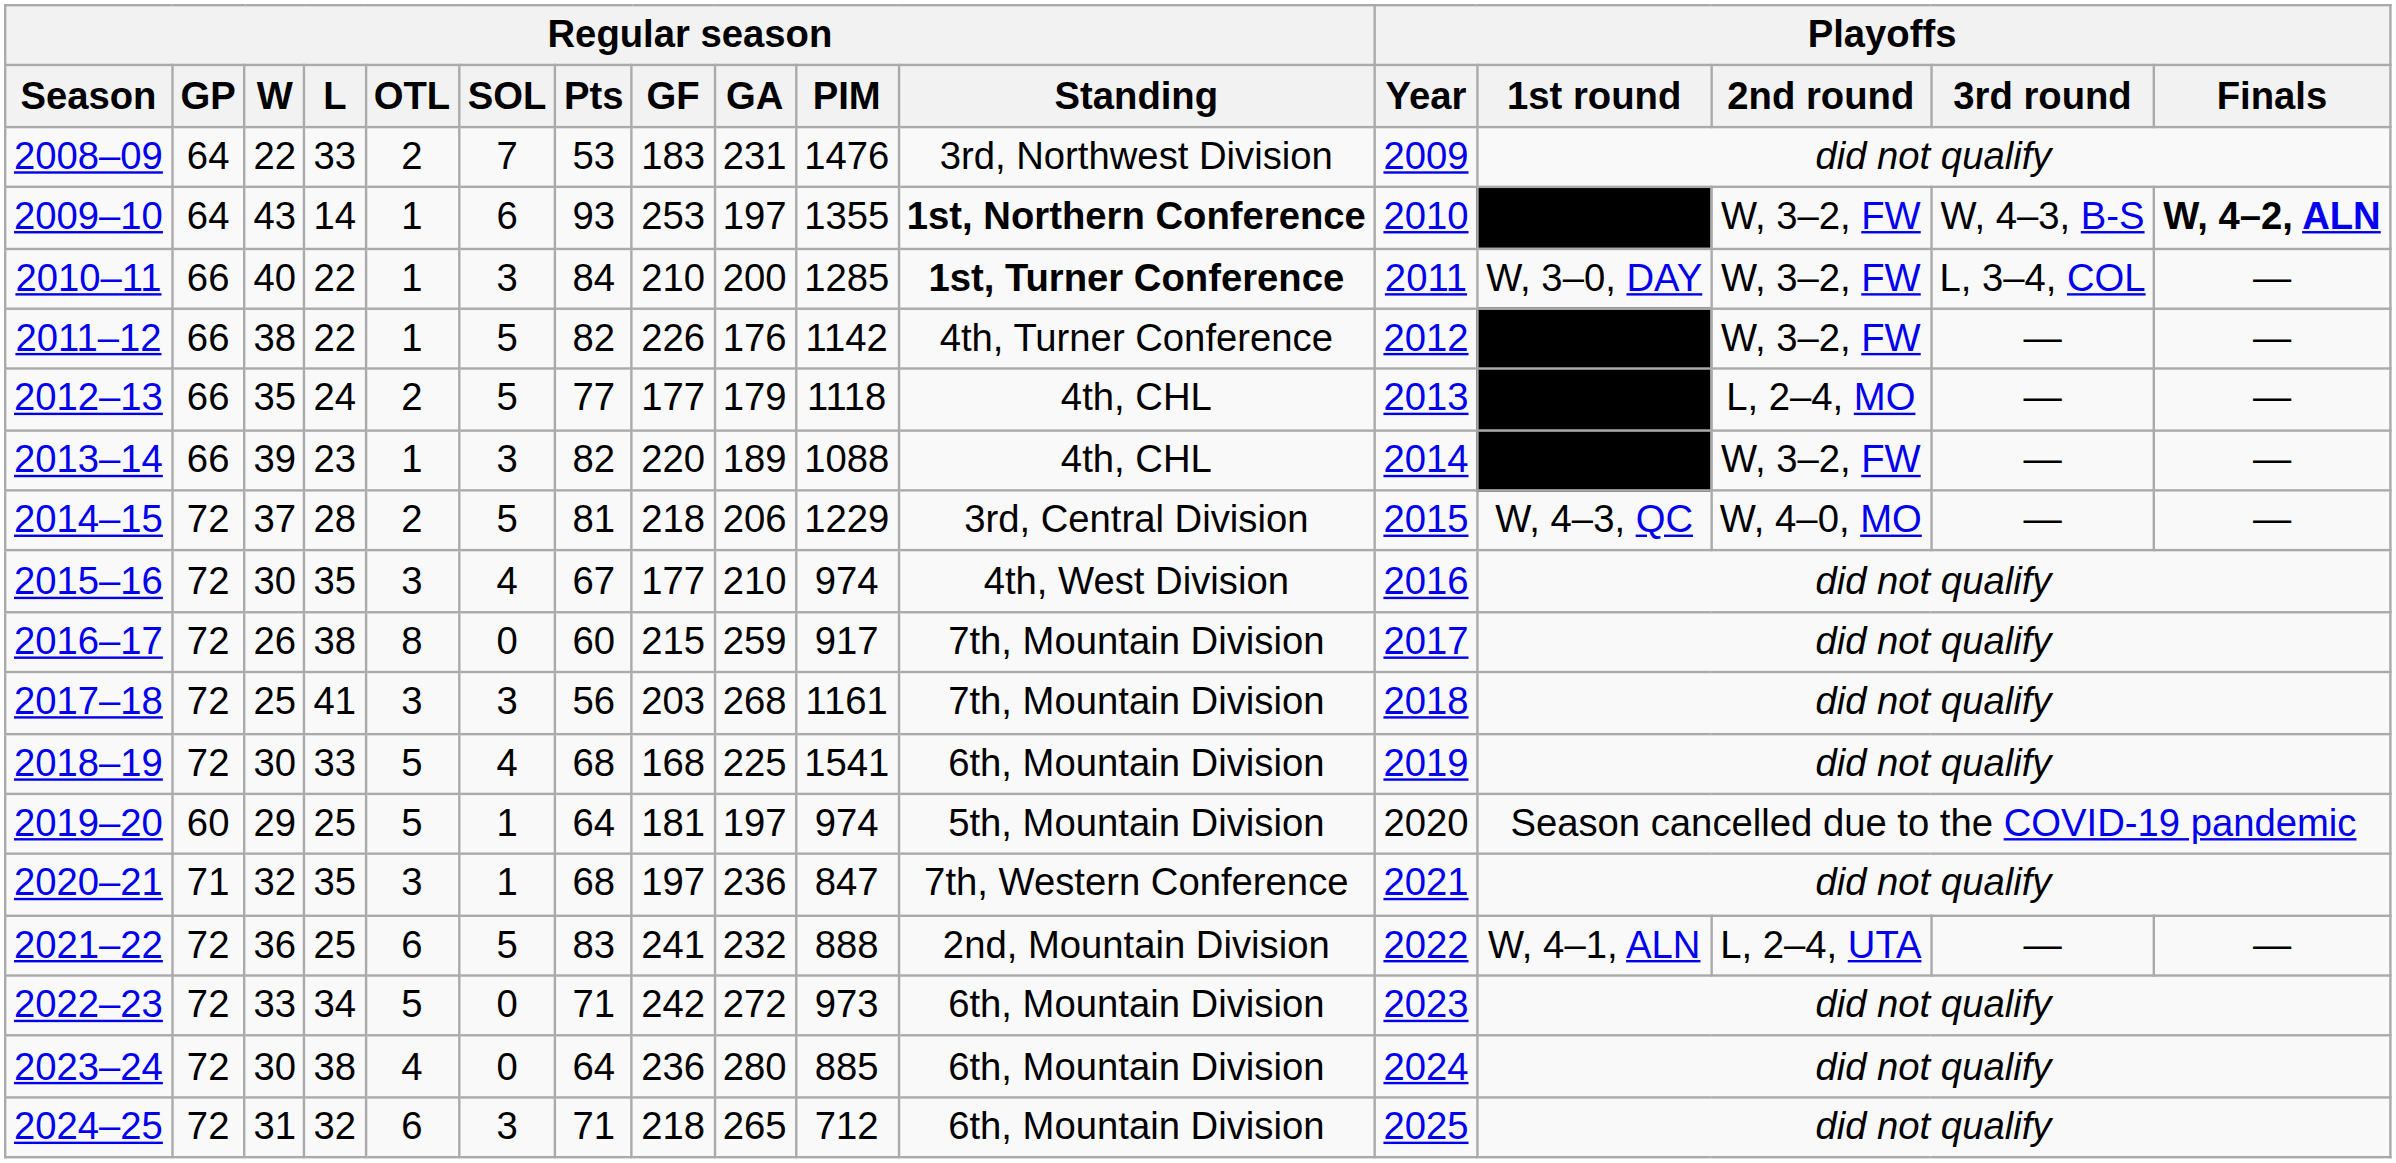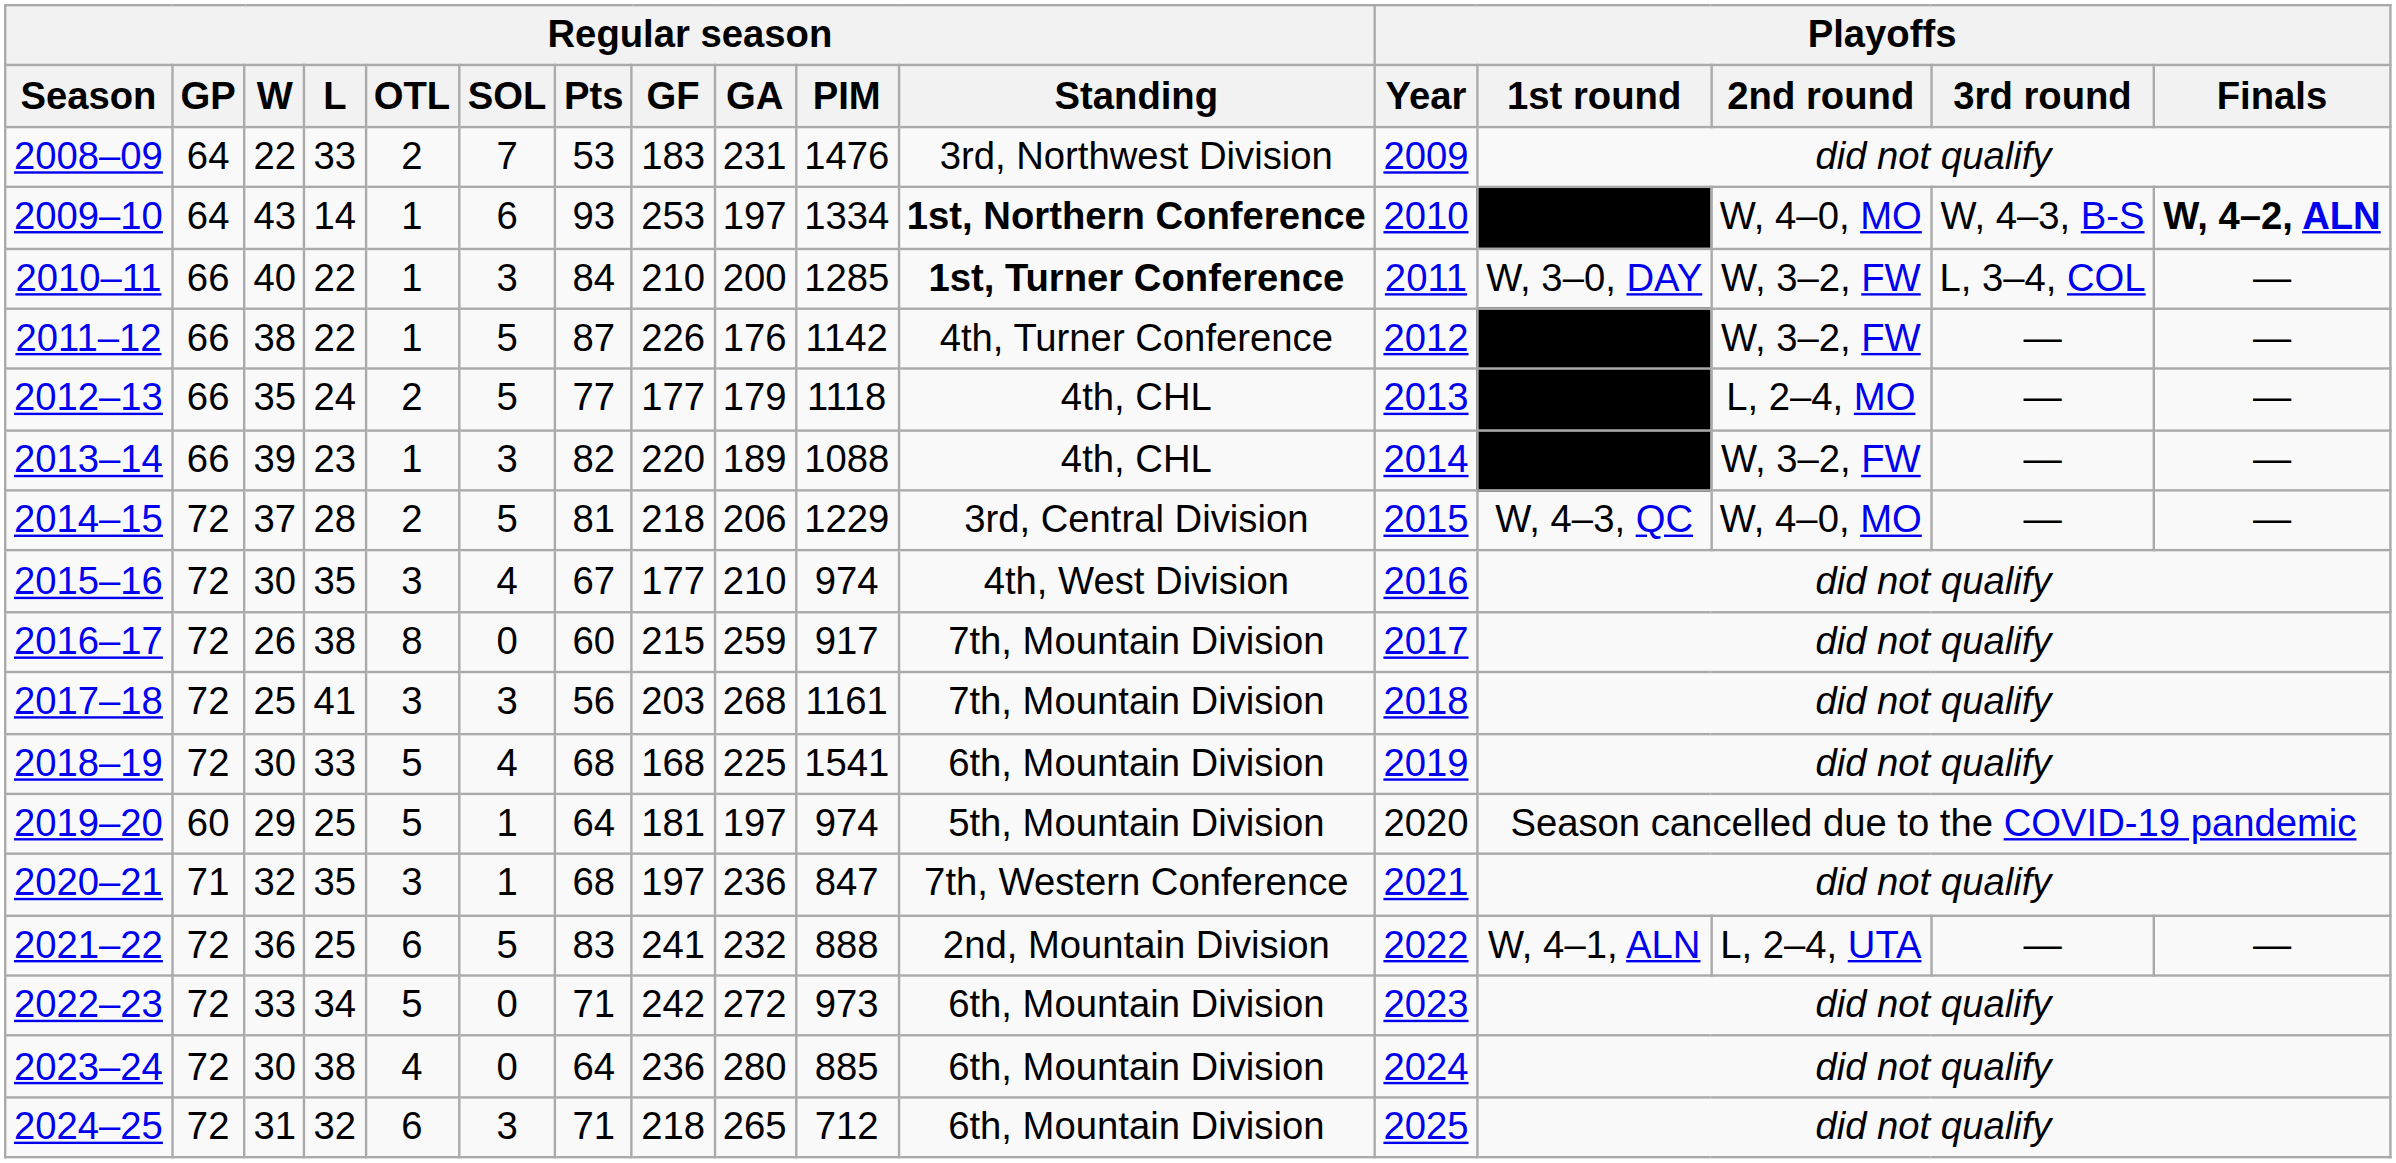(847, 216) 1355 -> (847, 216) 1334
(1821, 216) W, 3–2, FW -> (1821, 216) W, 4–0, MO
(594, 338) 82 -> (594, 338) 87
